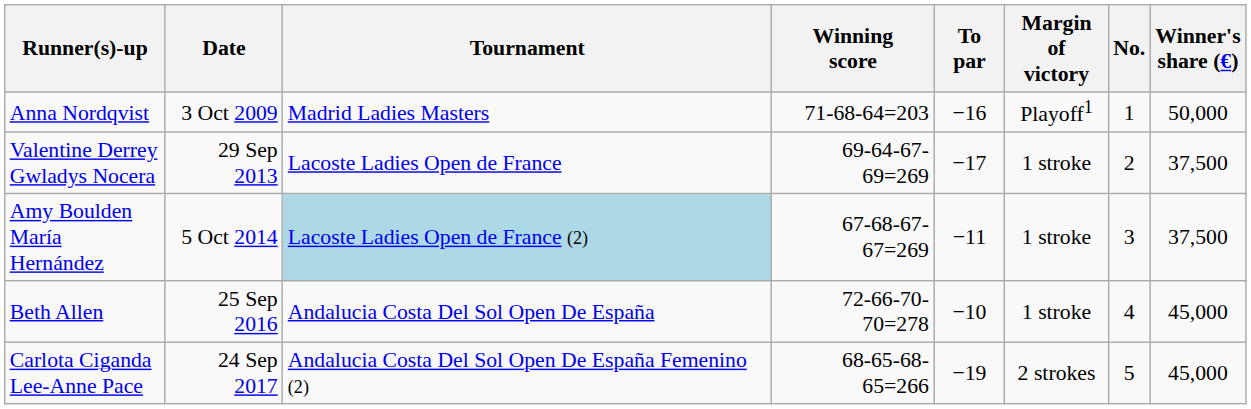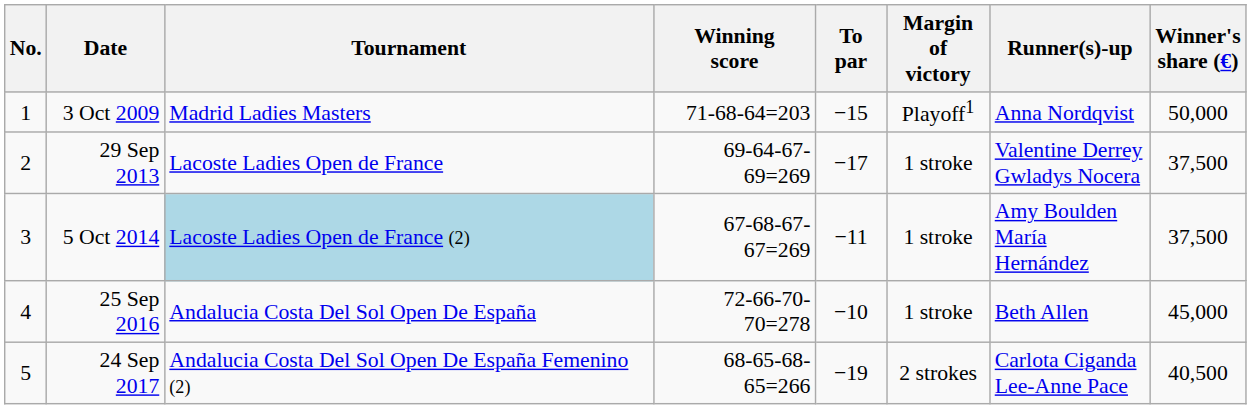columns swapped: (1129, 48) <-> (85, 48)
(969, 112) −16 -> (851, 112) −15
(1198, 373) 45,000 -> (1198, 373) 40,500
